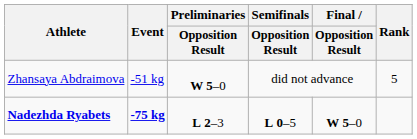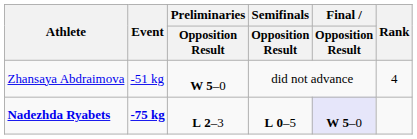(394, 79) 5 -> (394, 79) 4
(344, 123) no background -> (344, 123) lavender background
